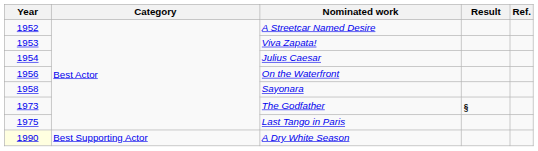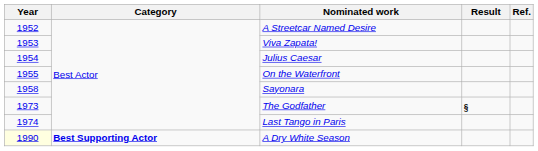(28, 74) 1956 -> (28, 74) 1955
(28, 122) 1975 -> (28, 122) 1974
(101, 138) normal -> (105, 138) bold
